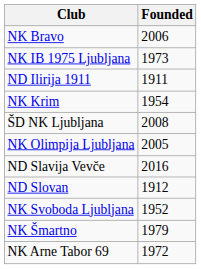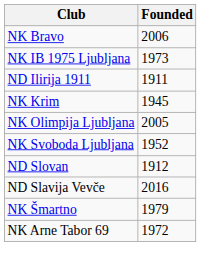(155, 101) 1954 -> (155, 101) 1945
- row: (56, 123)
rows swapped: (56, 166) <-> (71, 209)
